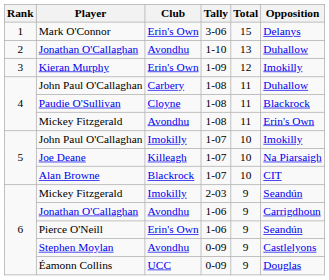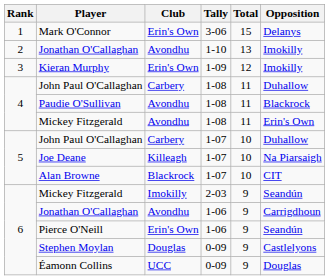(286, 49) Duhallow -> (283, 49) Imokilly
(164, 103) Cloyne -> (168, 103) Avondhu
(167, 139) Imokilly -> (166, 139) Carbery
(283, 139) Imokilly -> (286, 139) Duhallow
(168, 247) Avondhu -> (167, 247) Douglas
